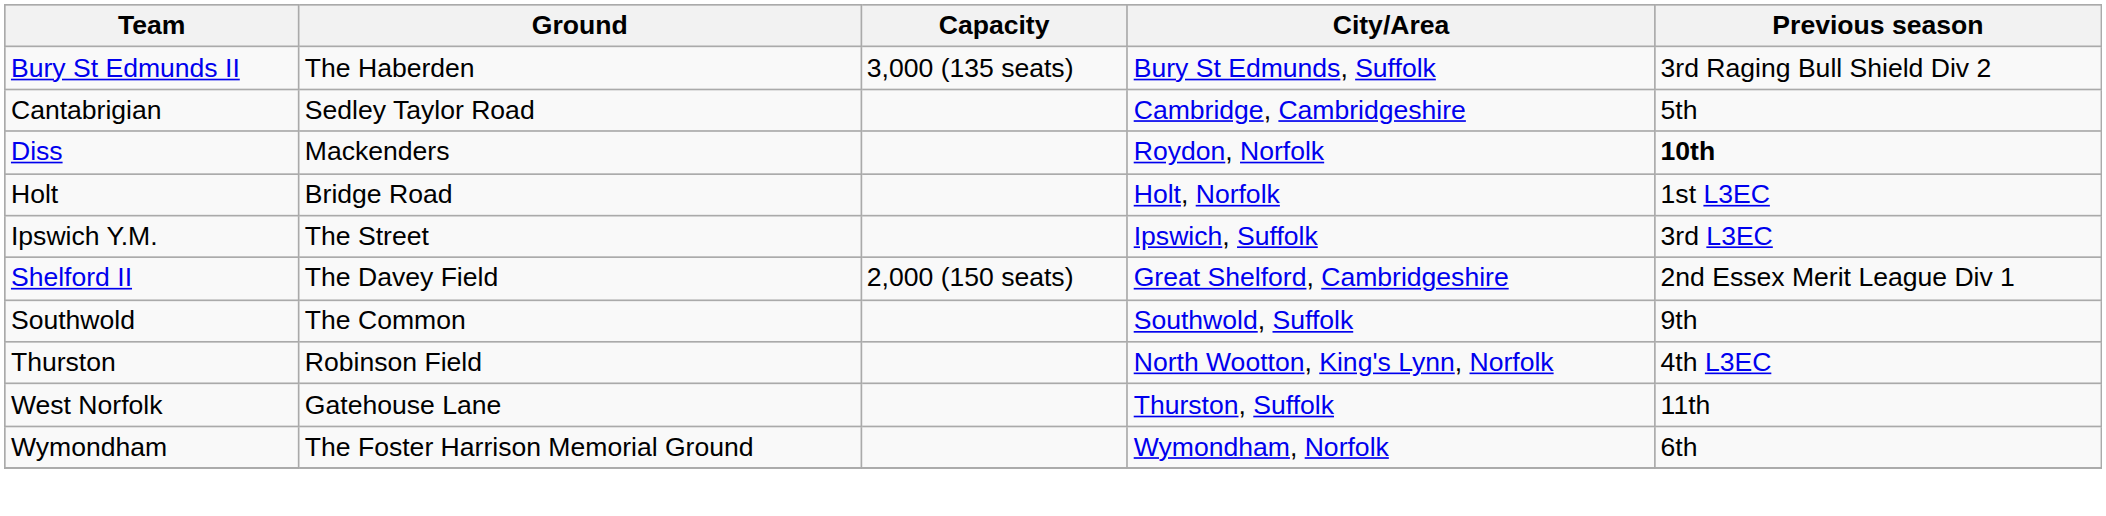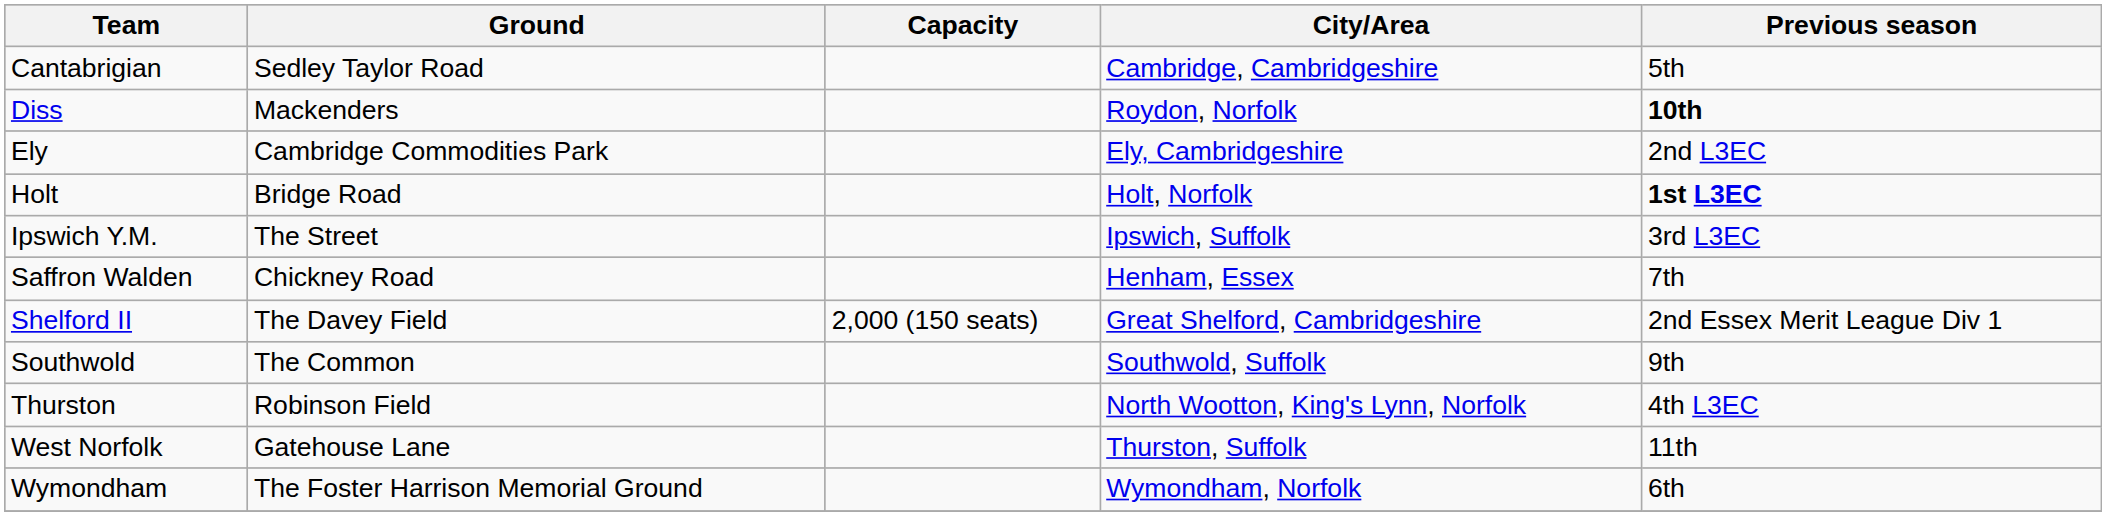- row: (125, 67)
+ row: (29, 151)
(1715, 194) normal -> (1705, 194) bold
+ row: (102, 278)
